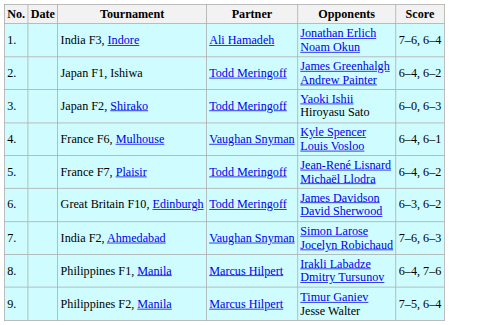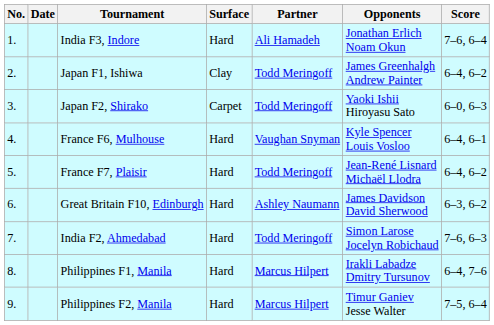+ column: (229, 14)
(248, 205) Todd Meringoff -> (297, 205) Ashley Naumann
(252, 238) Vaughan Snyman -> (293, 238) Todd Meringoff
